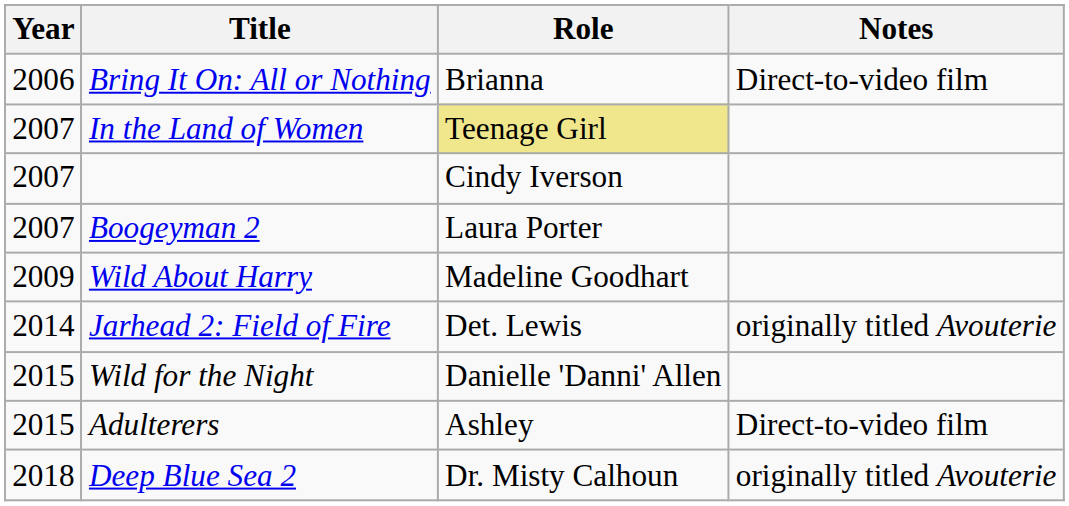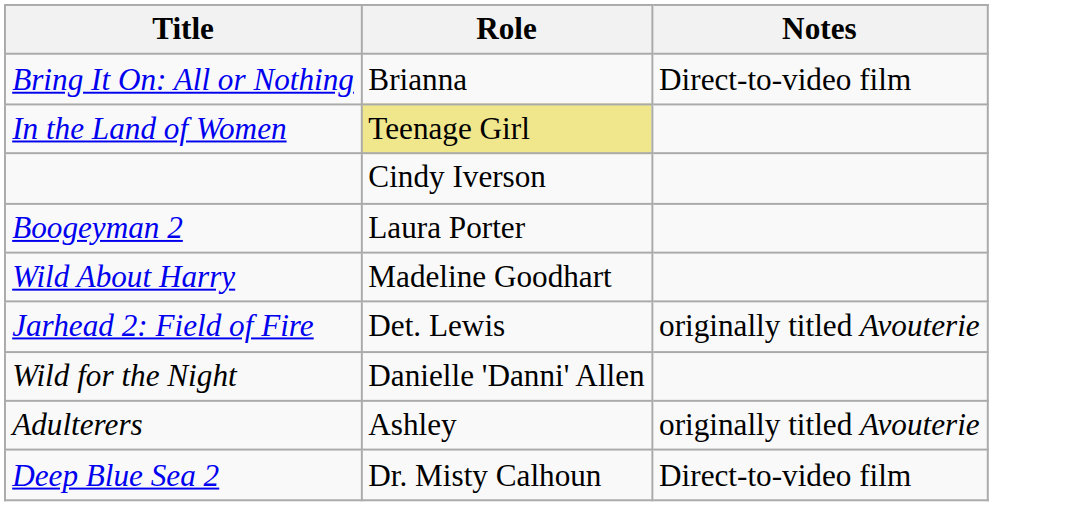- column: (43, 29)
(862, 425) Direct-to-video film -> (819, 425) originally titled Avouterie
(896, 474) originally titled Avouterie -> (785, 474) Direct-to-video film
